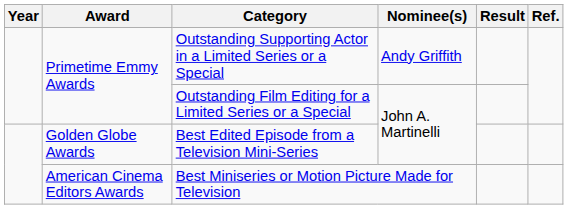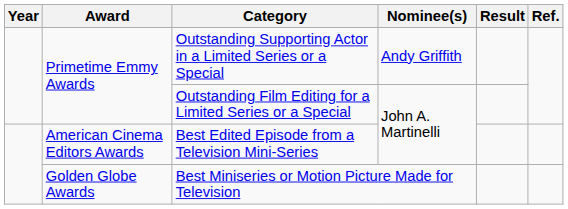(91, 144) Golden Globe Awards -> (104, 144) American Cinema Editors Awards
(104, 184) American Cinema Editors Awards -> (91, 184) Golden Globe Awards
